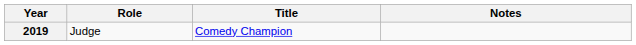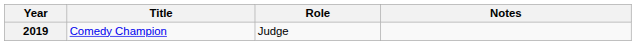columns swapped: (286, 13) <-> (130, 13)
